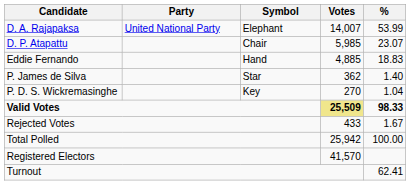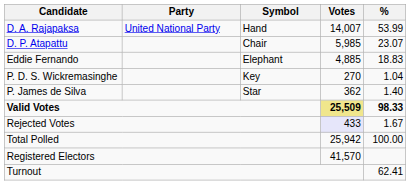(263, 28) Elephant -> (255, 28) Hand
(255, 60) Hand -> (263, 60) Elephant
rows swapped: (46, 76) <-> (62, 92)
(352, 124) no background -> (352, 124) lavender background
